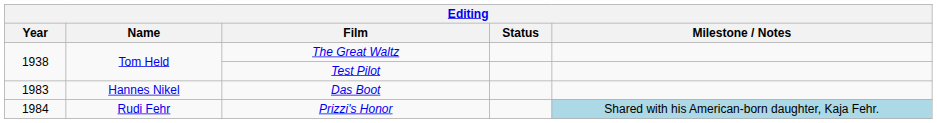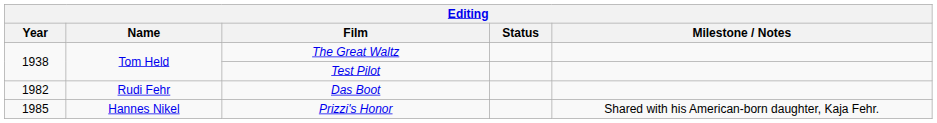(35, 90) 1983 -> (35, 90) 1982
(144, 90) Hannes Nikel -> (144, 90) Rudi Fehr
(35, 109) 1984 -> (35, 109) 1985
(144, 109) Rudi Fehr -> (144, 109) Hannes Nikel
(742, 109) lightblue background -> (742, 109) no background
